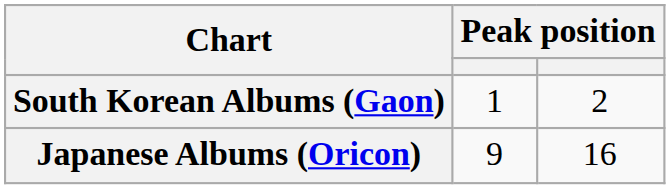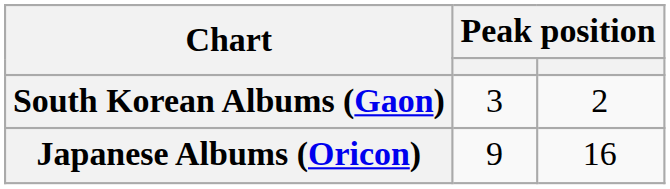(494, 100) 1 -> (494, 100) 3
